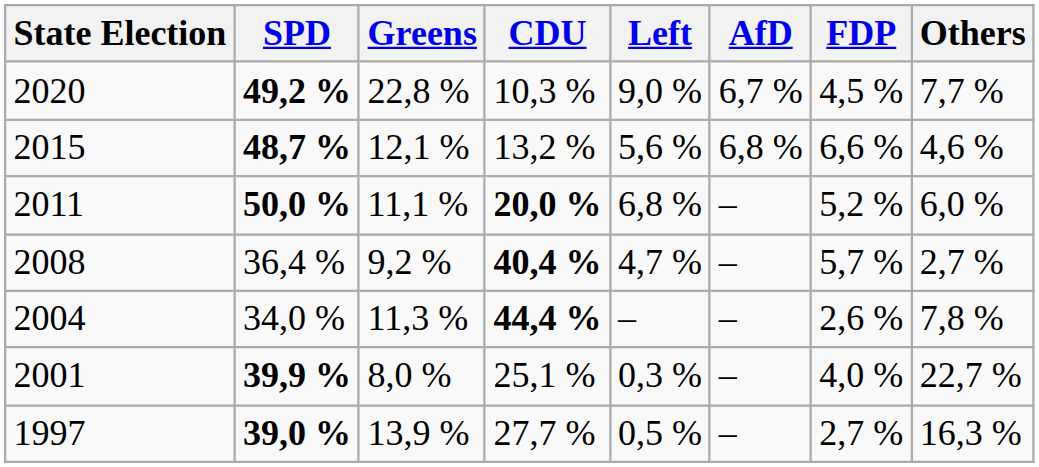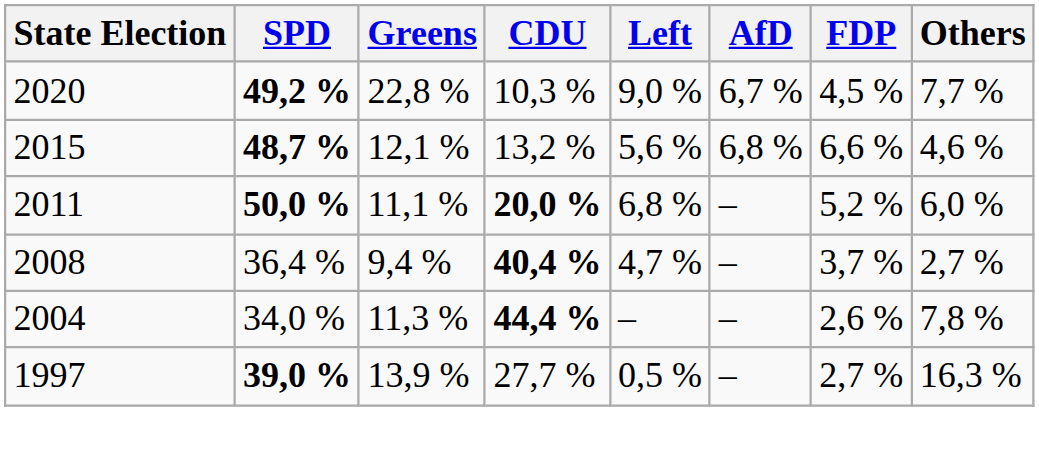(410, 261) 9,2 % -> (410, 261) 9,4 %
(861, 261) 5,7 % -> (861, 261) 3,7 %
- row: (49, 375)
